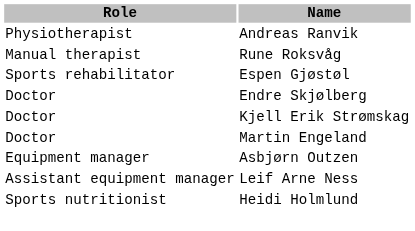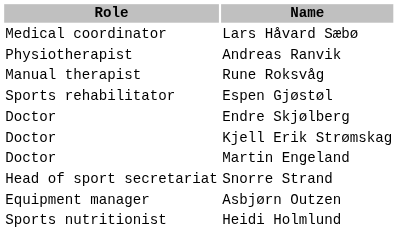+ row: (290, 34)
+ row: (278, 179)
- row: (299, 179)
